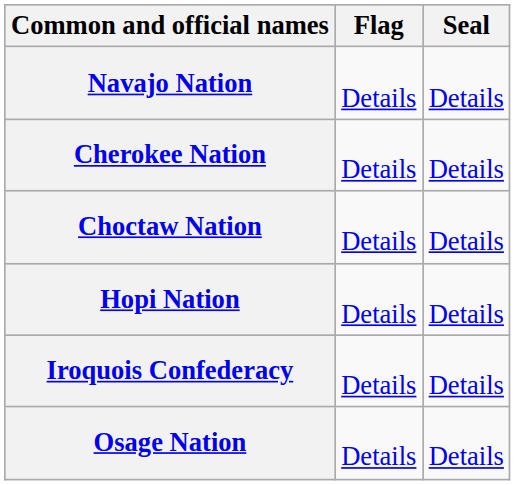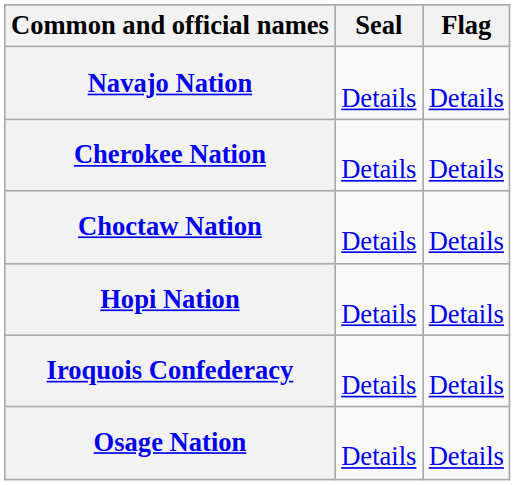columns swapped: (379, 25) <-> (466, 25)
